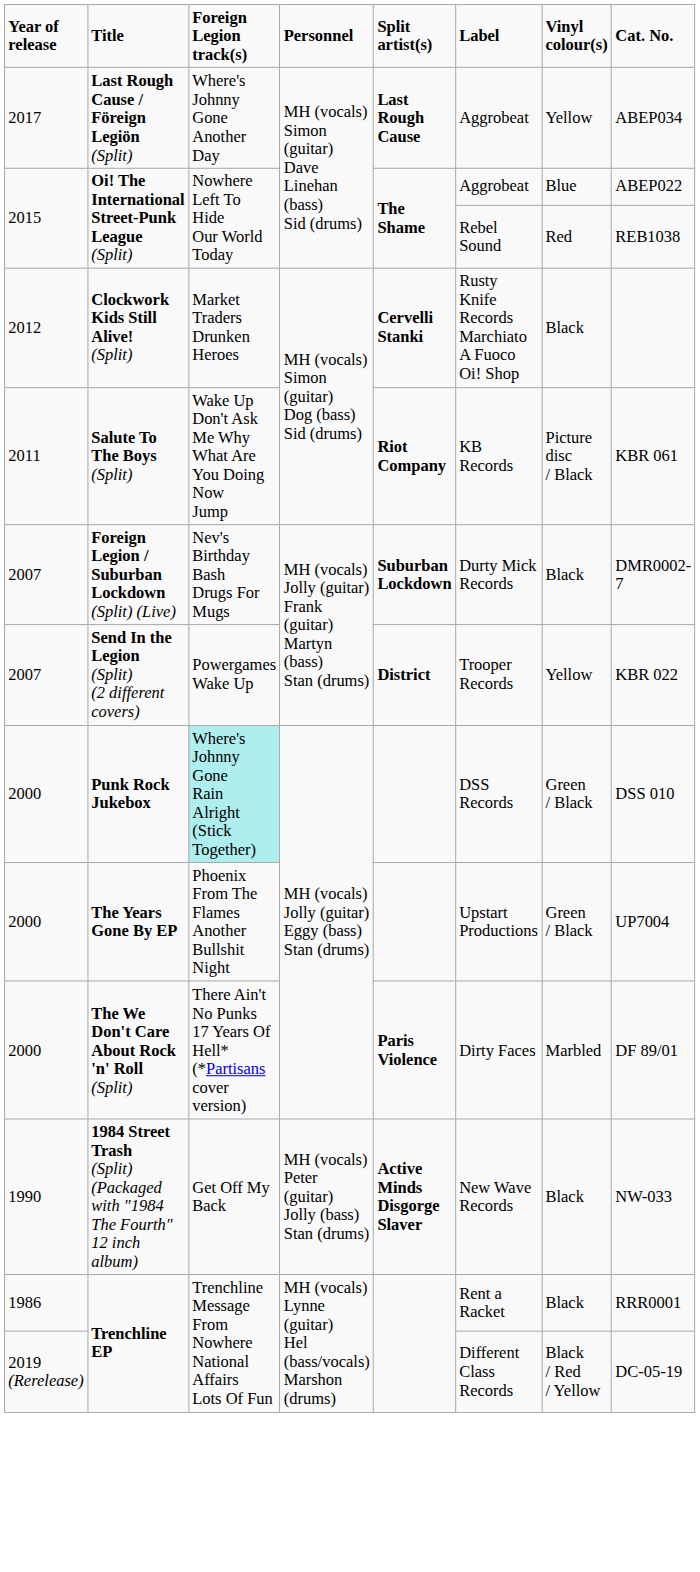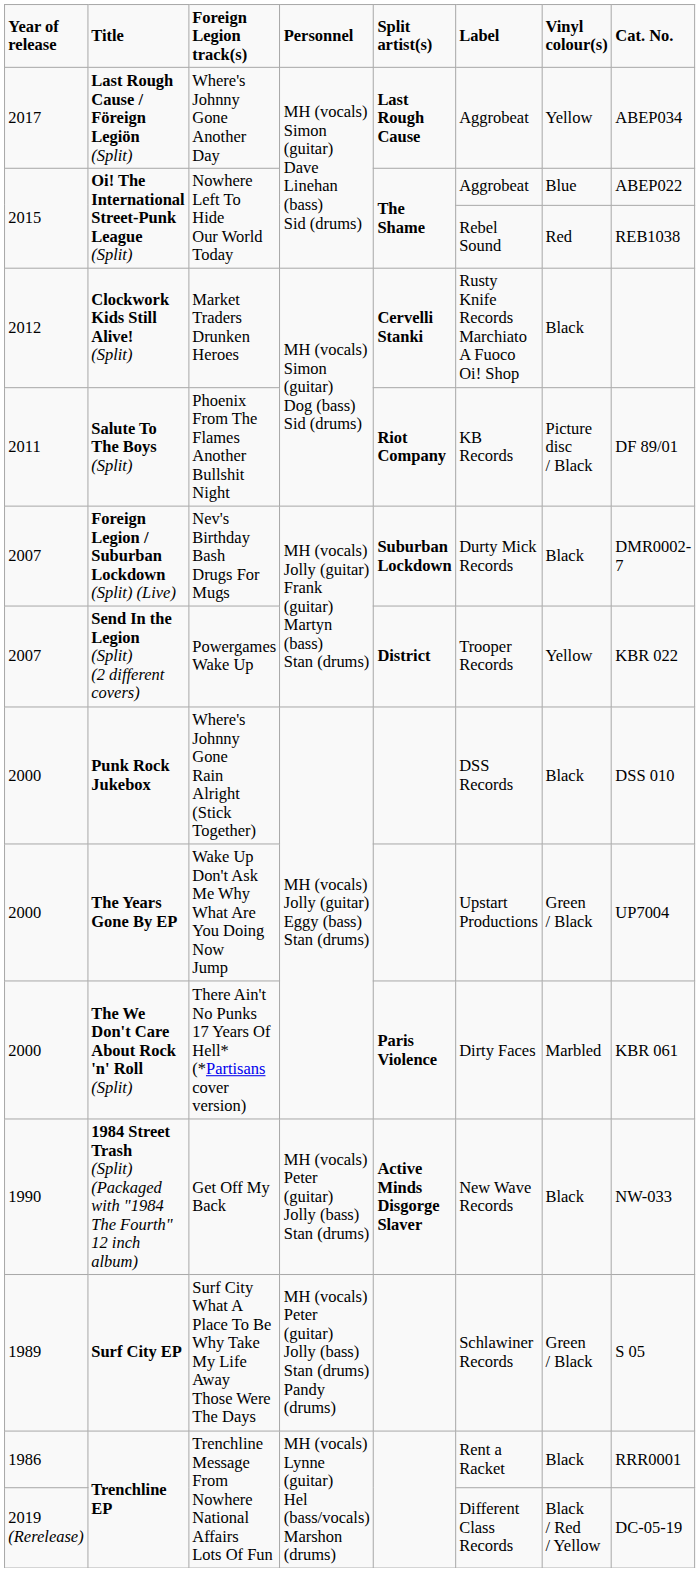(228, 455) Wake Up Don't Ask Me Why What Are You Doing Now Jump -> (225, 446) Phoenix From The Flames Another Bullshit Night
(647, 455) KBR 061 -> (647, 446) DF 89/01
(224, 793) paleturquoise background -> (224, 775) no background
(569, 793) Green / Black -> (565, 775) Black
(225, 921) Phoenix From The Flames Another Bullshit Night -> (228, 912) Wake Up Don't Ask Me Why What Are You Doing Now Jump
(647, 1050) DF 89/01 -> (647, 1050) KBR 061
+ row: (25, 1352)
